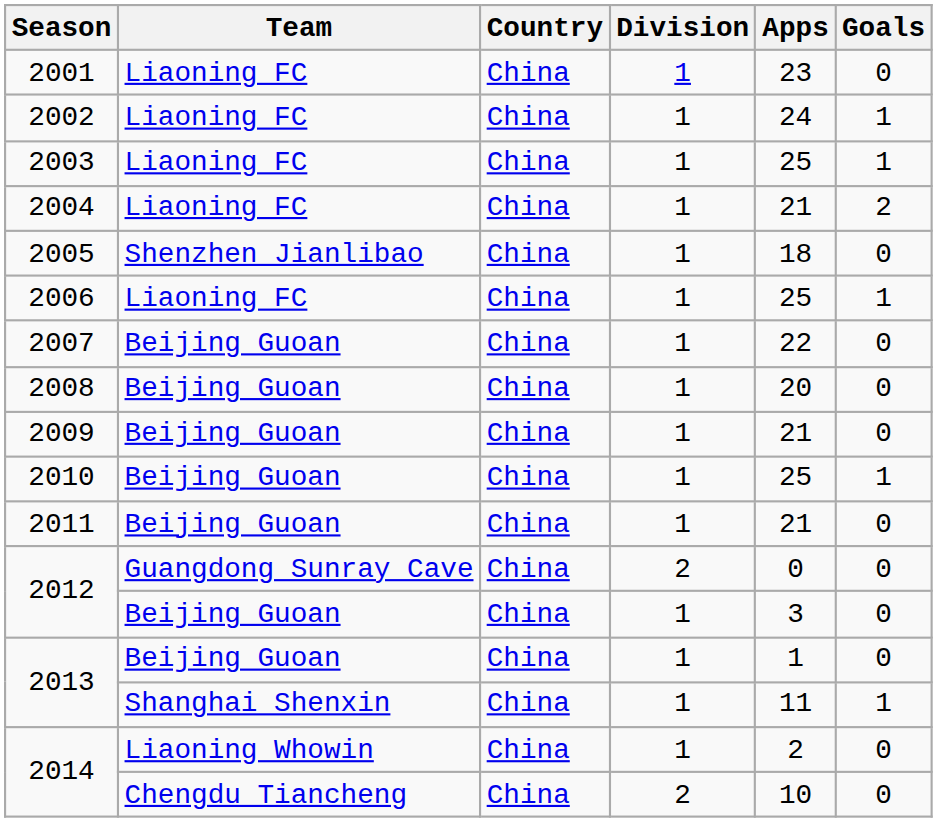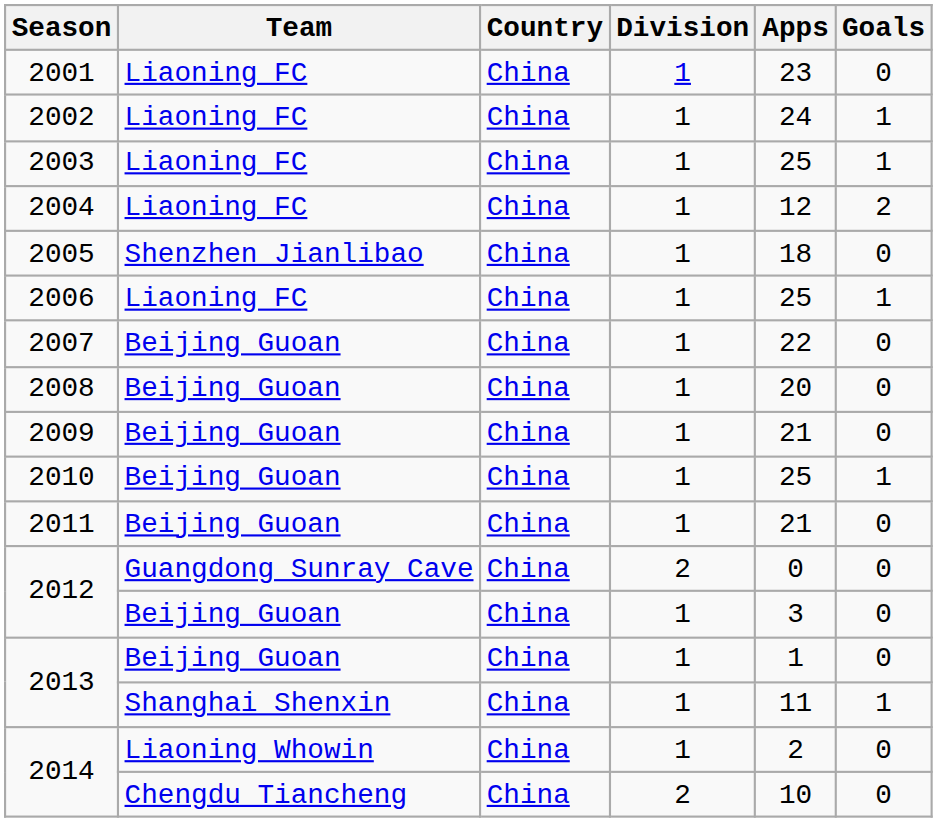(796, 208) 21 -> (796, 208) 12
